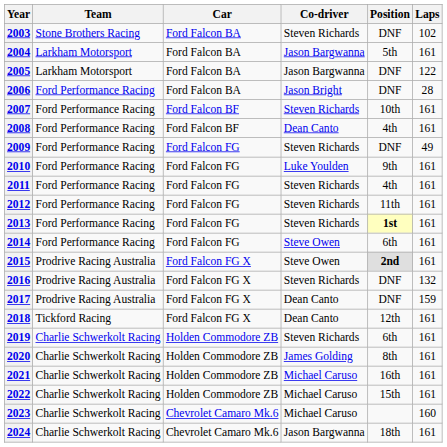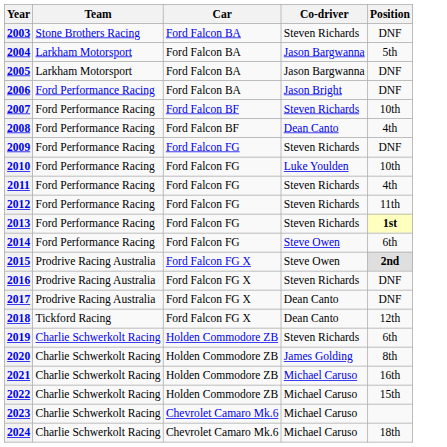- column: (427, 14)
(390, 166) 9th -> (390, 166) 10th
(324, 433) Jason Bargwanna -> (321, 433) Michael Caruso
